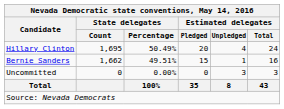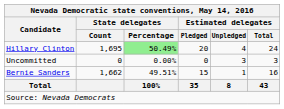(163, 48) no background -> (163, 48) lightgreen background
rows swapped: (38, 60) <-> (31, 73)
